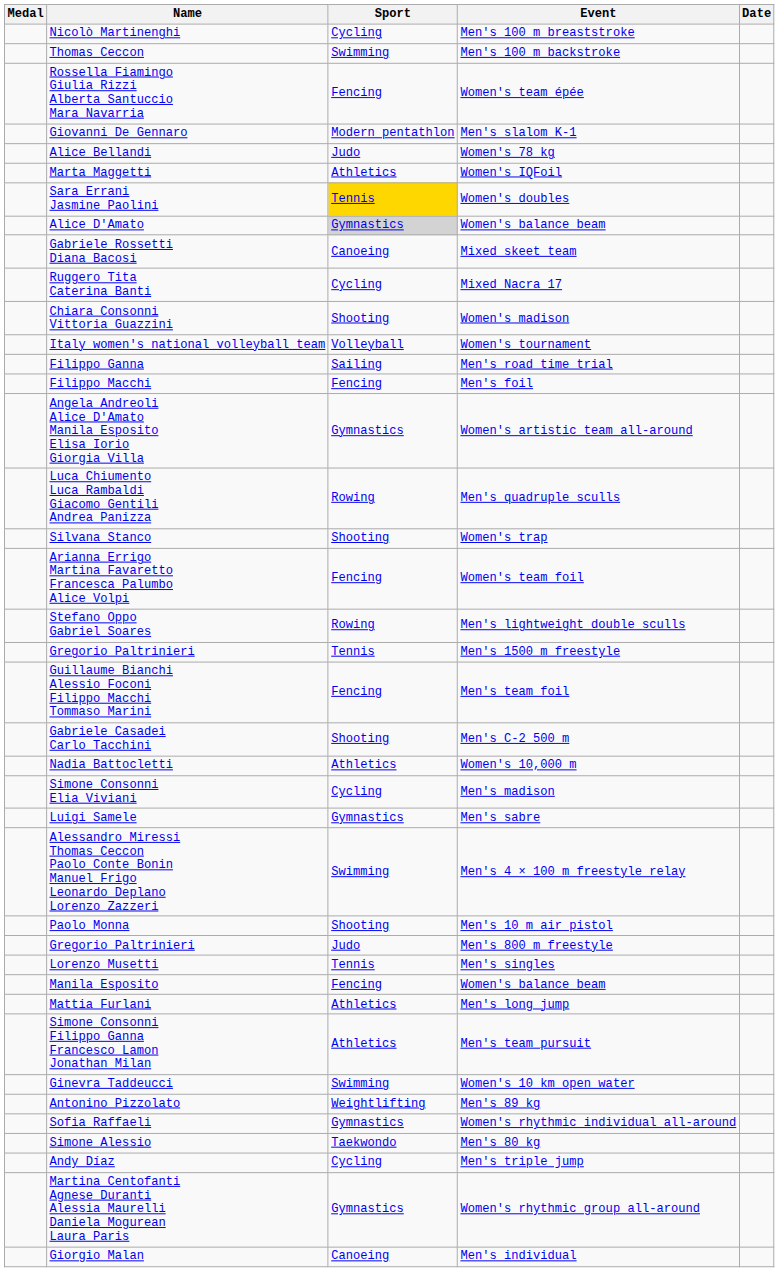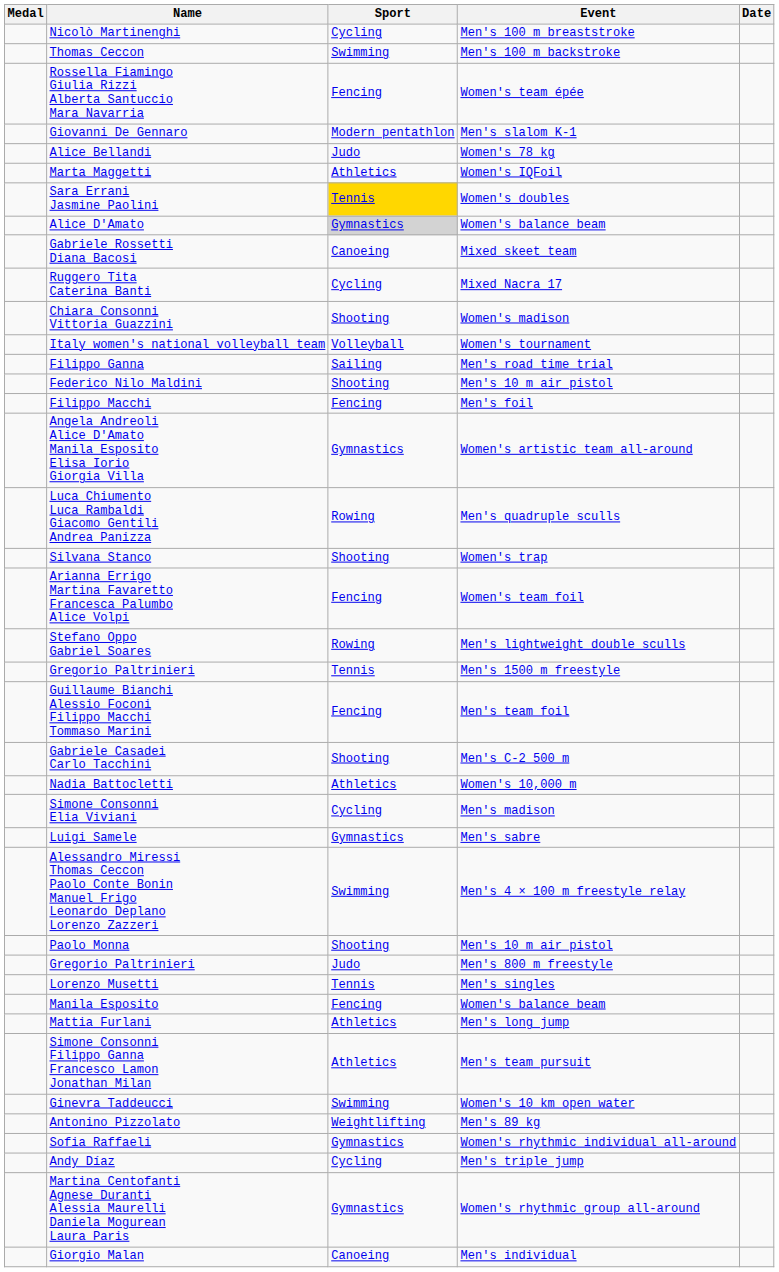+ row: (126, 384)
- row: (100, 1143)
